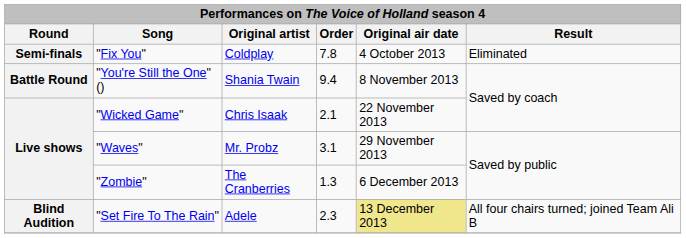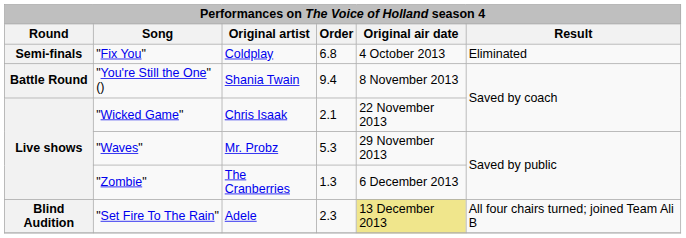(328, 53) 7.8 -> (328, 53) 6.8
(328, 148) 3.1 -> (328, 148) 5.3
